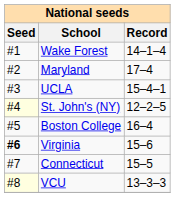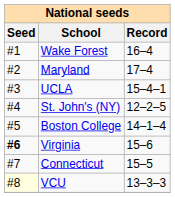(146, 51) 14–1–4 -> (140, 51) 16–4
(14, 107) lightyellow background -> (14, 107) no background
(140, 126) 16–4 -> (146, 126) 14–1–4
